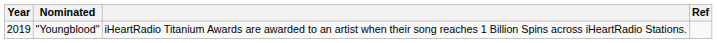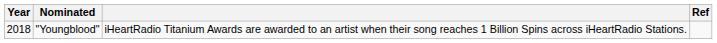(19, 30) 2019 -> (19, 30) 2018
